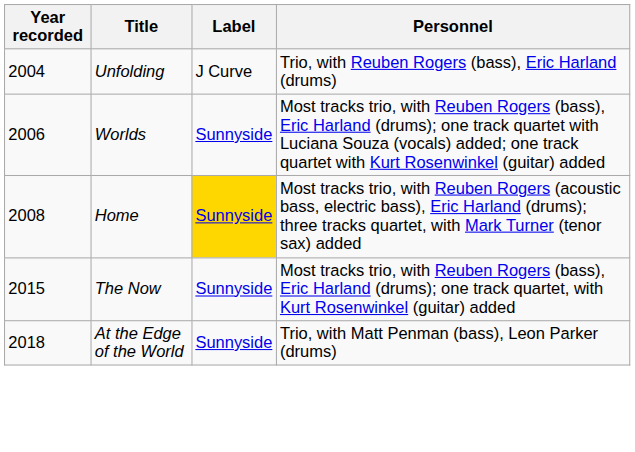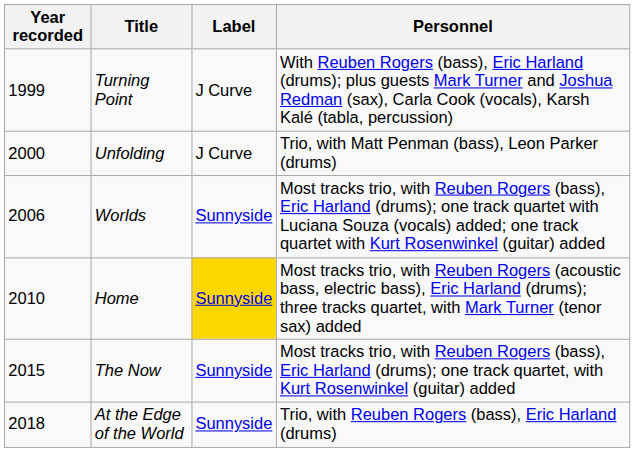+ row: (122, 90)
(27, 71) 2004 -> (27, 153) 2000
(448, 71) Trio, with Reuben Rogers (bass), Eric Harland (drums) -> (439, 153) Trio, with Matt Penman (bass), Leon Parker (drums)
(27, 216) 2008 -> (27, 298) 2010
(439, 342) Trio, with Matt Penman (bass), Leon Parker (drums) -> (448, 424) Trio, with Reuben Rogers (bass), Eric Harland (drums)
